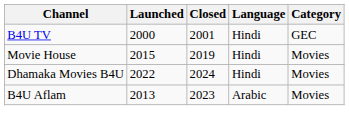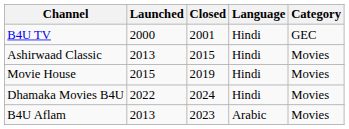+ row: (55, 54)
